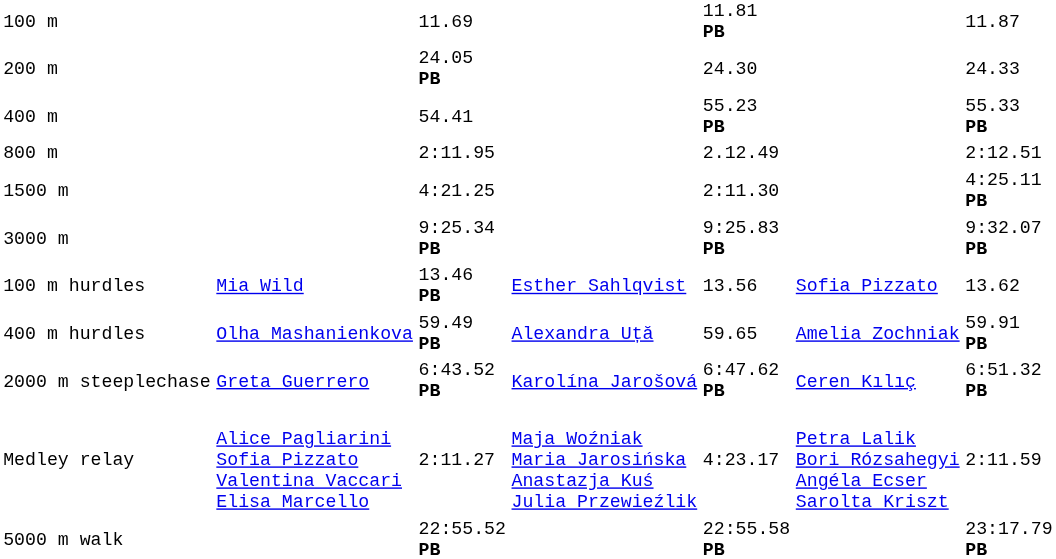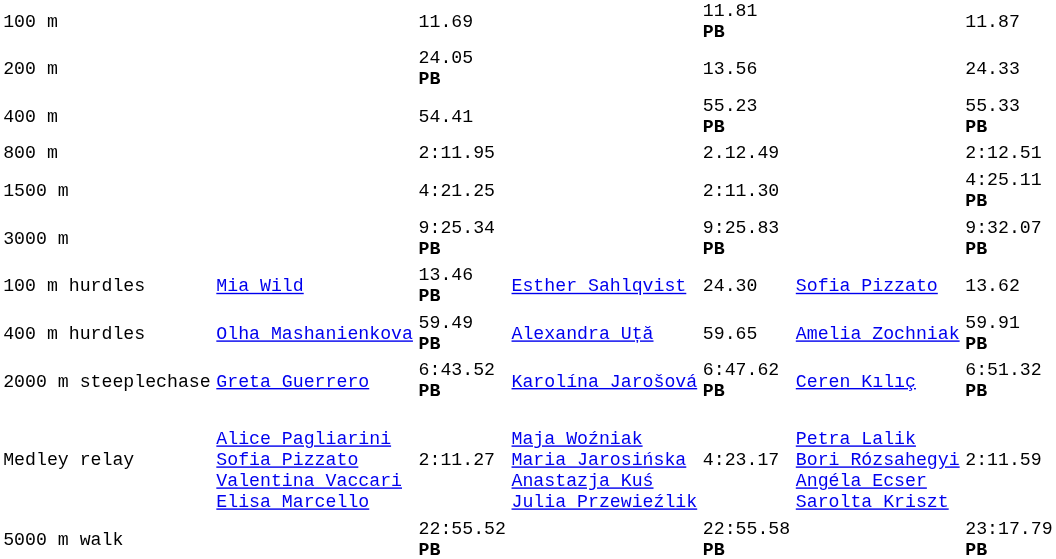(730, 69) 24.30 -> (730, 69) 13.56
(730, 286) 13.56 -> (730, 286) 24.30
